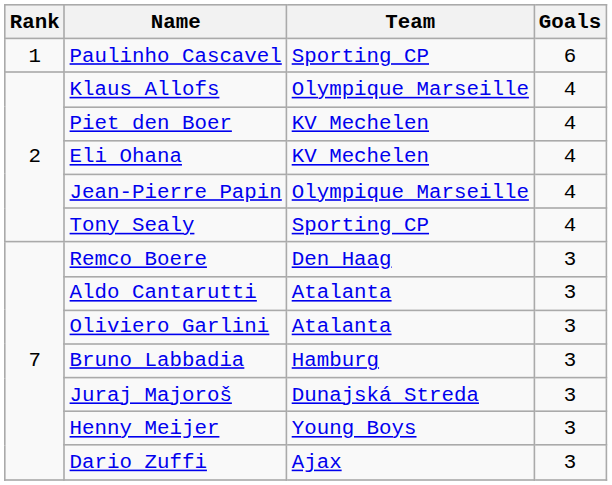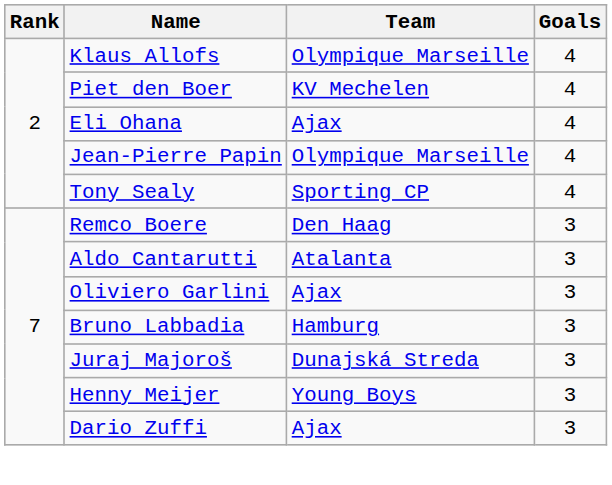- row: (176, 56)
(360, 157) KV Mechelen -> (317, 123) Ajax
(342, 327) Atalanta -> (317, 293) Ajax
